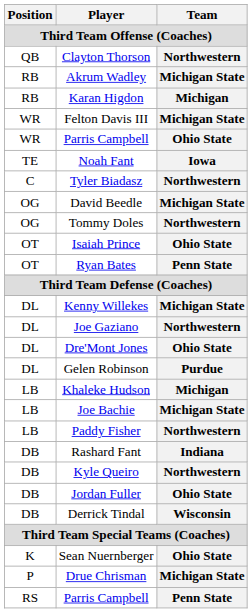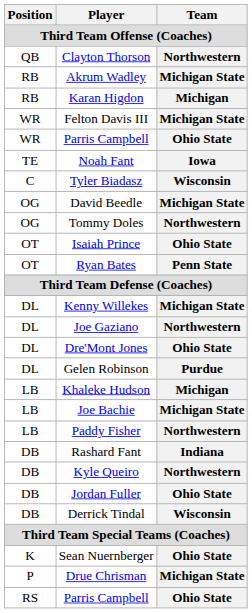(202, 181) Northwestern -> (202, 181) Wisconsin
(202, 597) Penn State -> (202, 597) Ohio State
